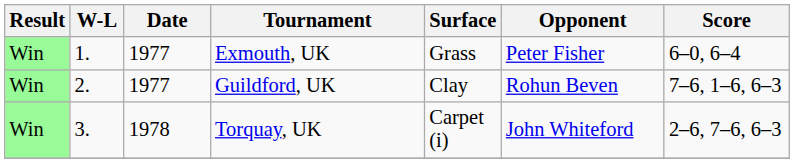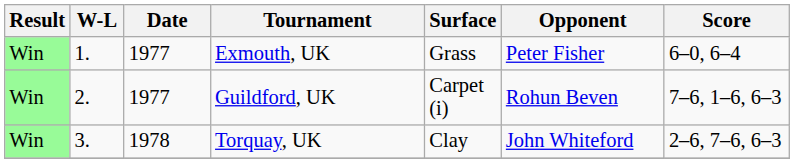(449, 85) Clay -> (457, 97) Carpet (i)
(457, 129) Carpet (i) -> (449, 141) Clay
